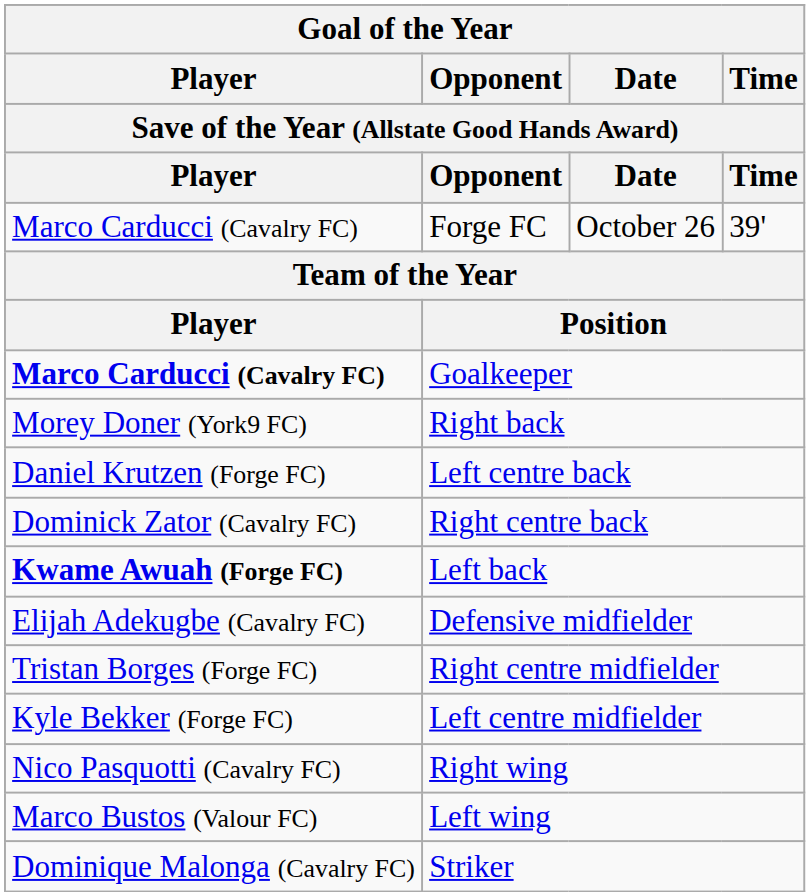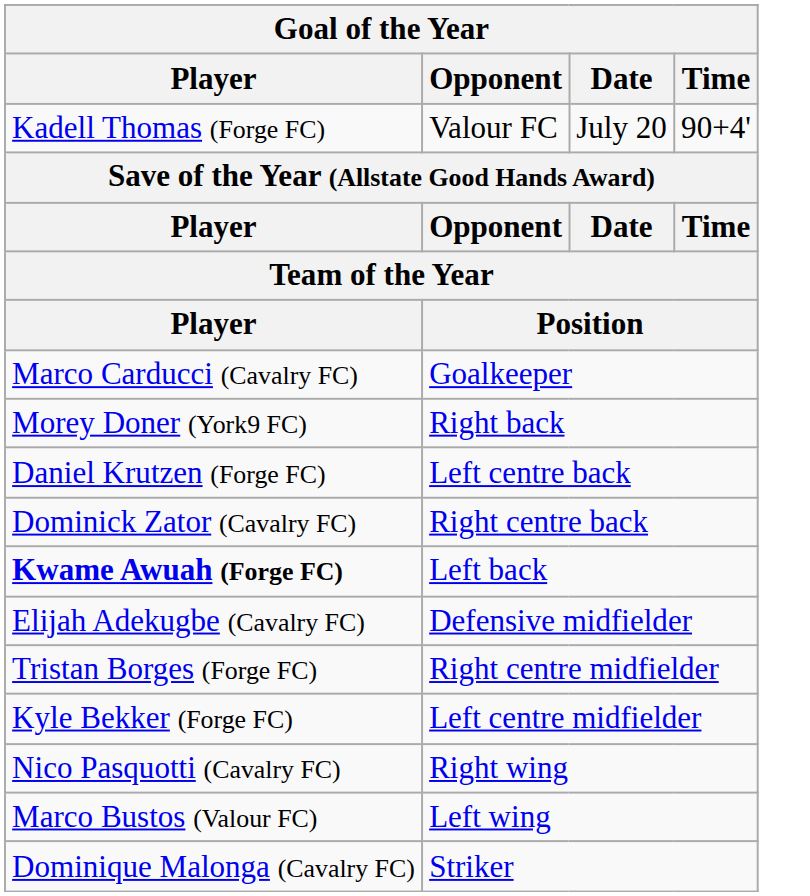+ row: (493, 127)
- row: (488, 226)
(198, 373) bold -> (185, 373) normal
